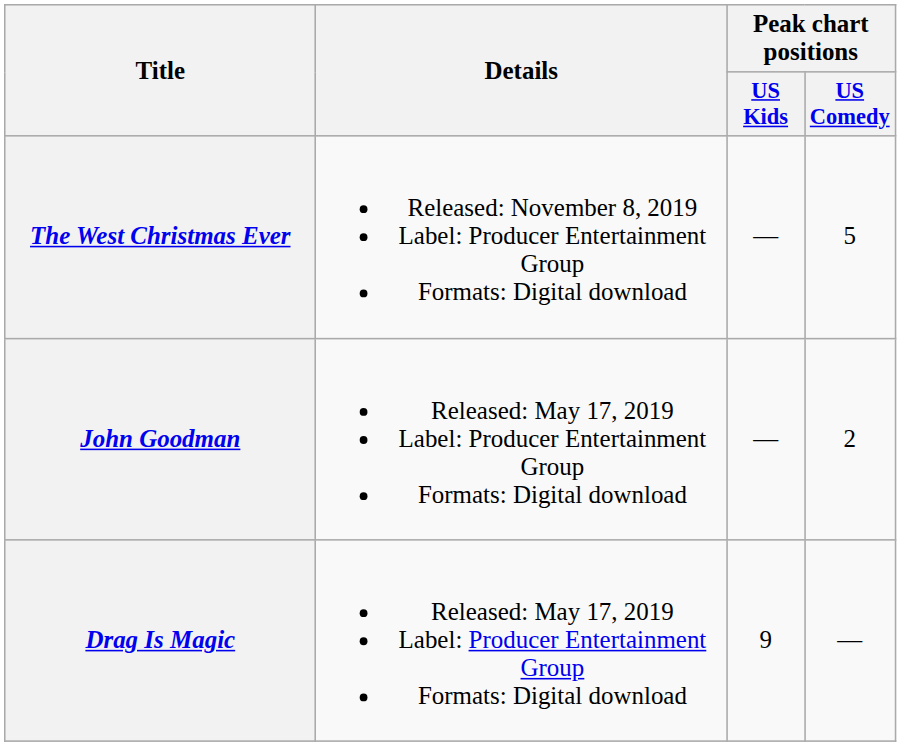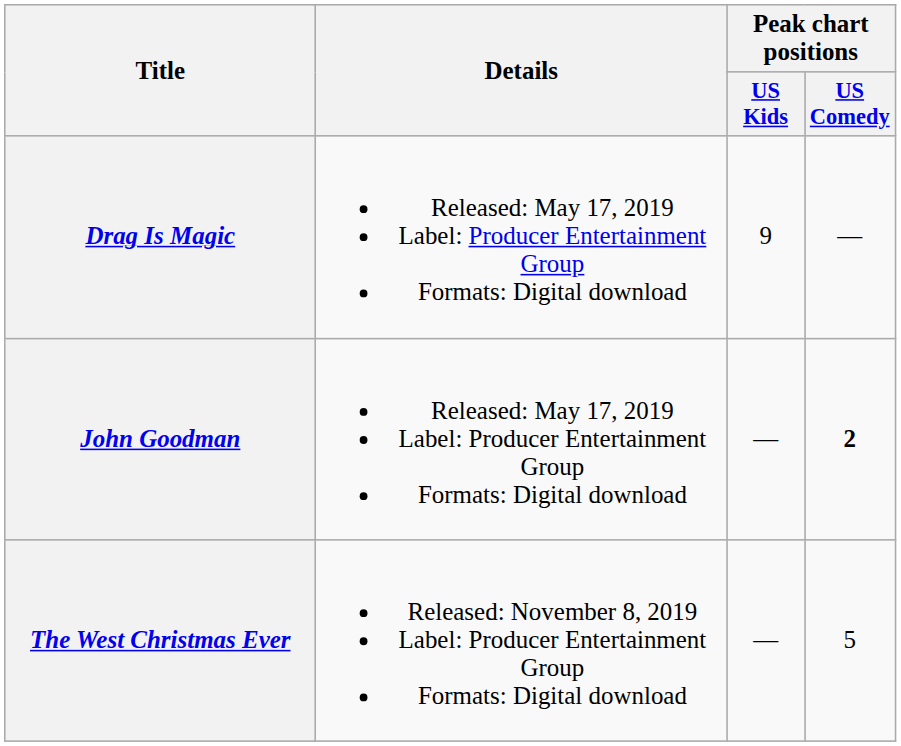rows swapped: (160, 640) <-> (160, 236)
(850, 438) normal -> (850, 438) bold
